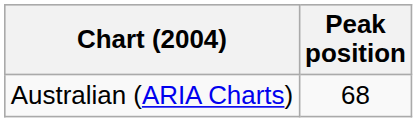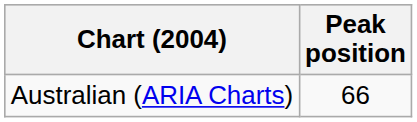(355, 95) 68 -> (355, 95) 66
